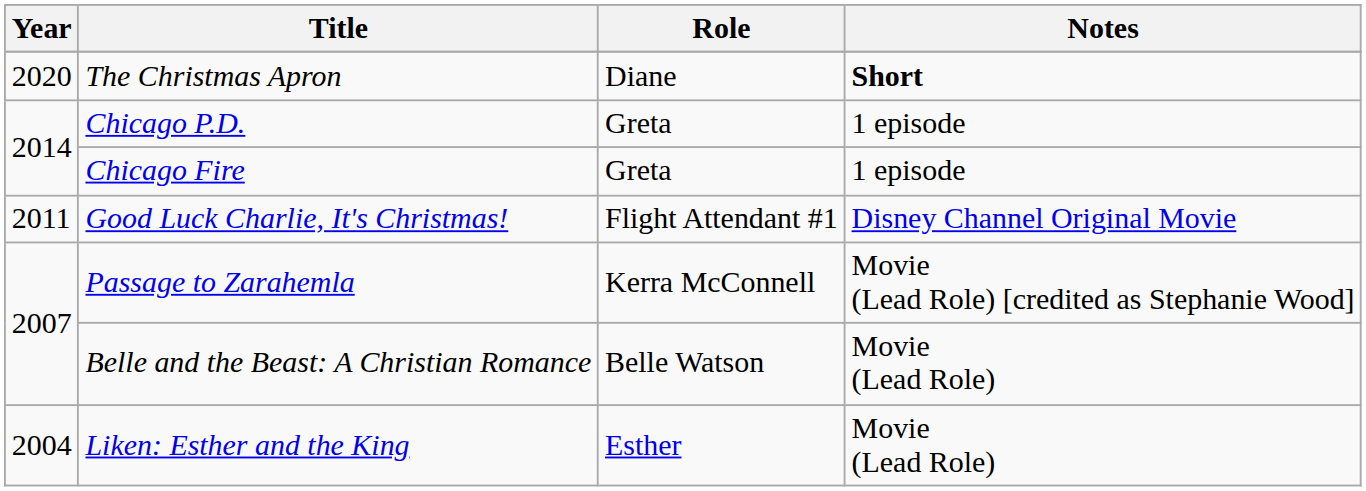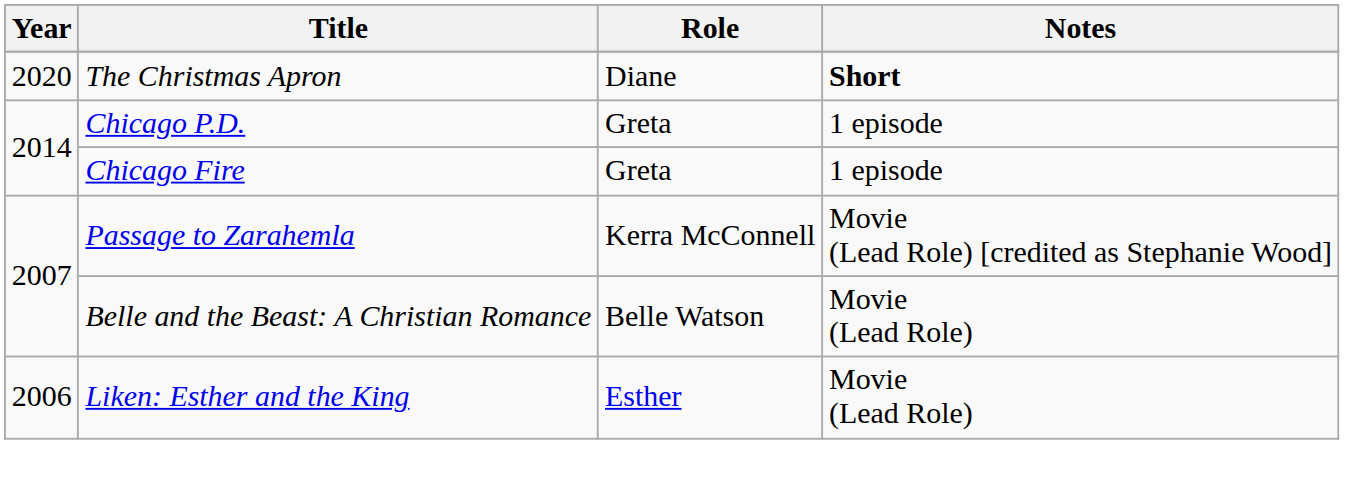- row: (297, 218)
(42, 444) 2004 -> (42, 397) 2006
